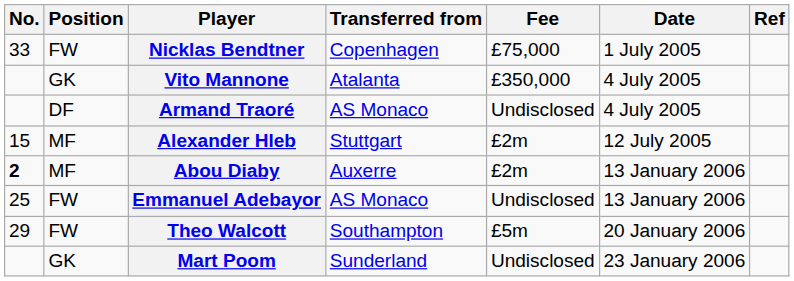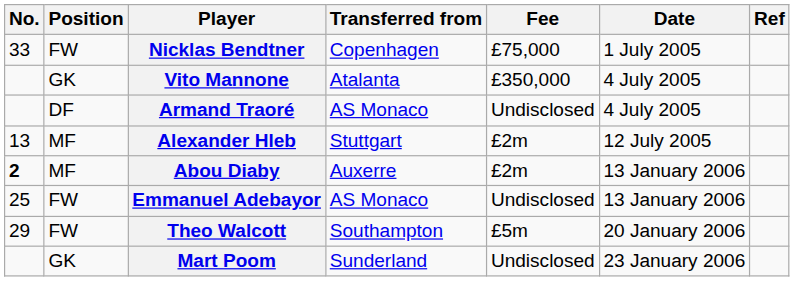(20, 140) 15 -> (20, 140) 13
